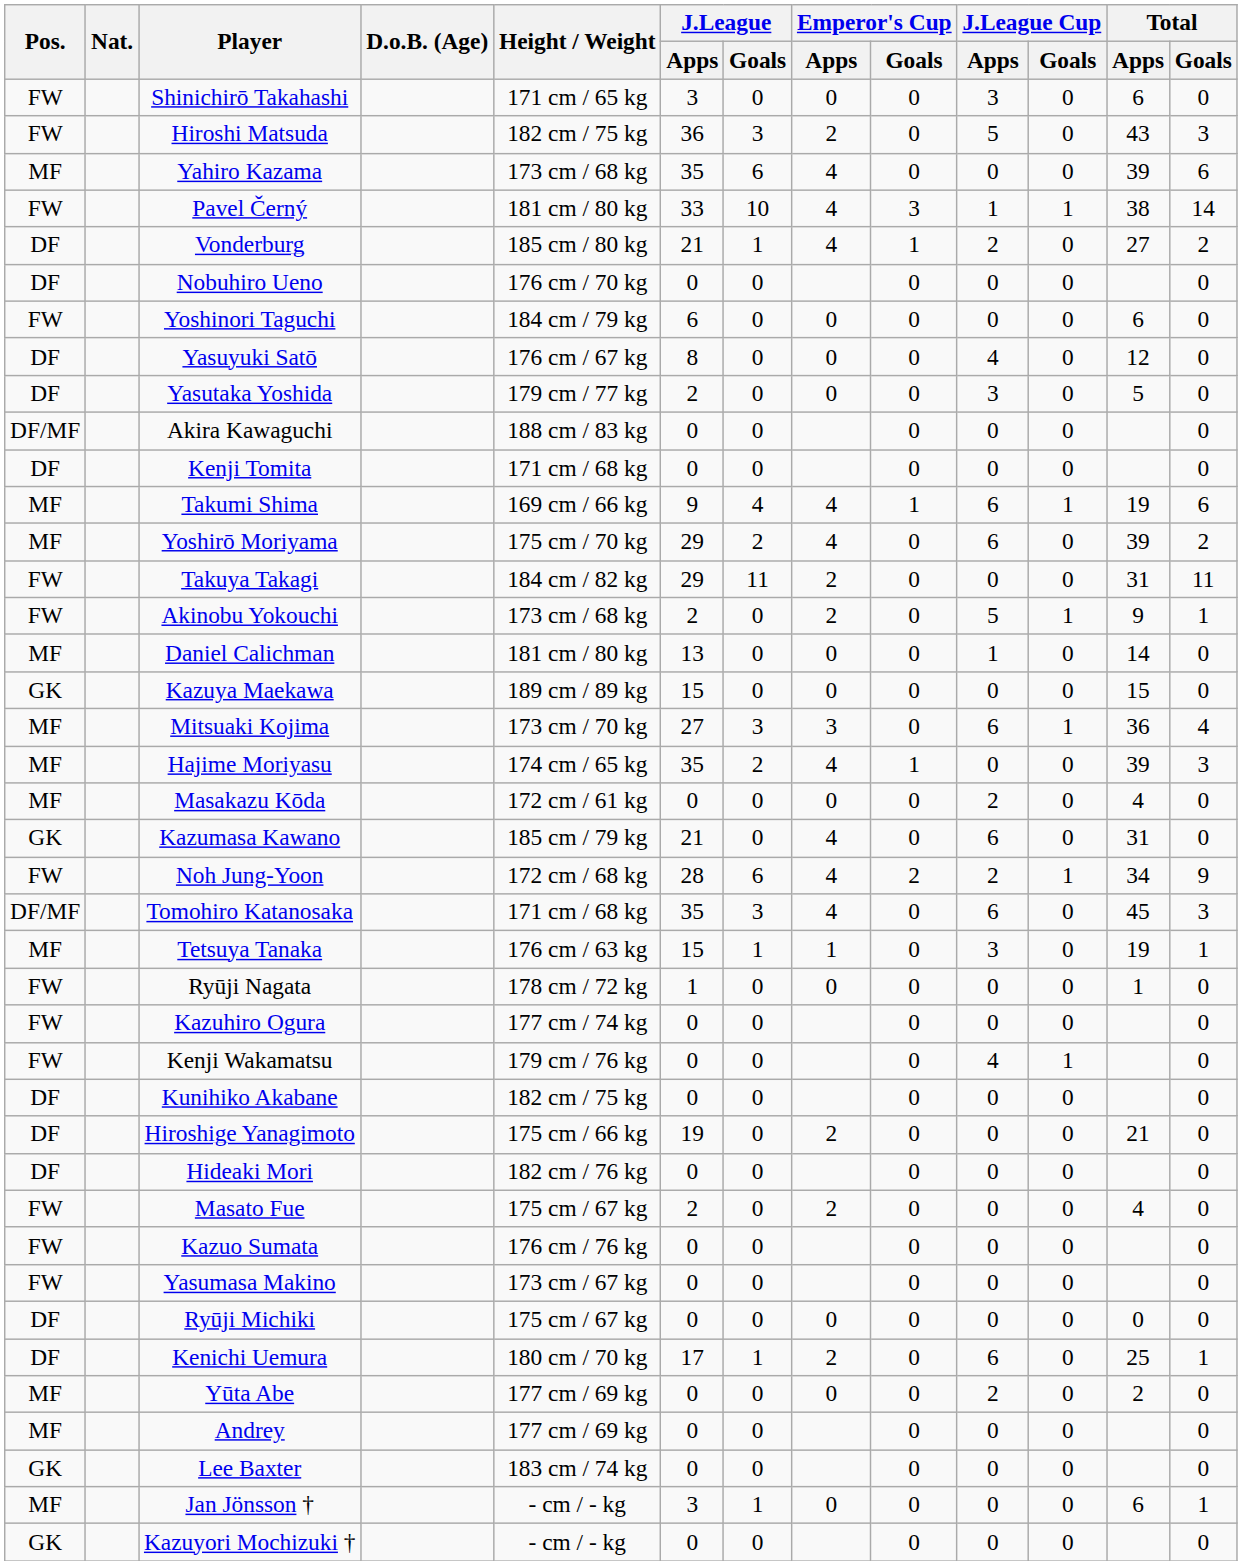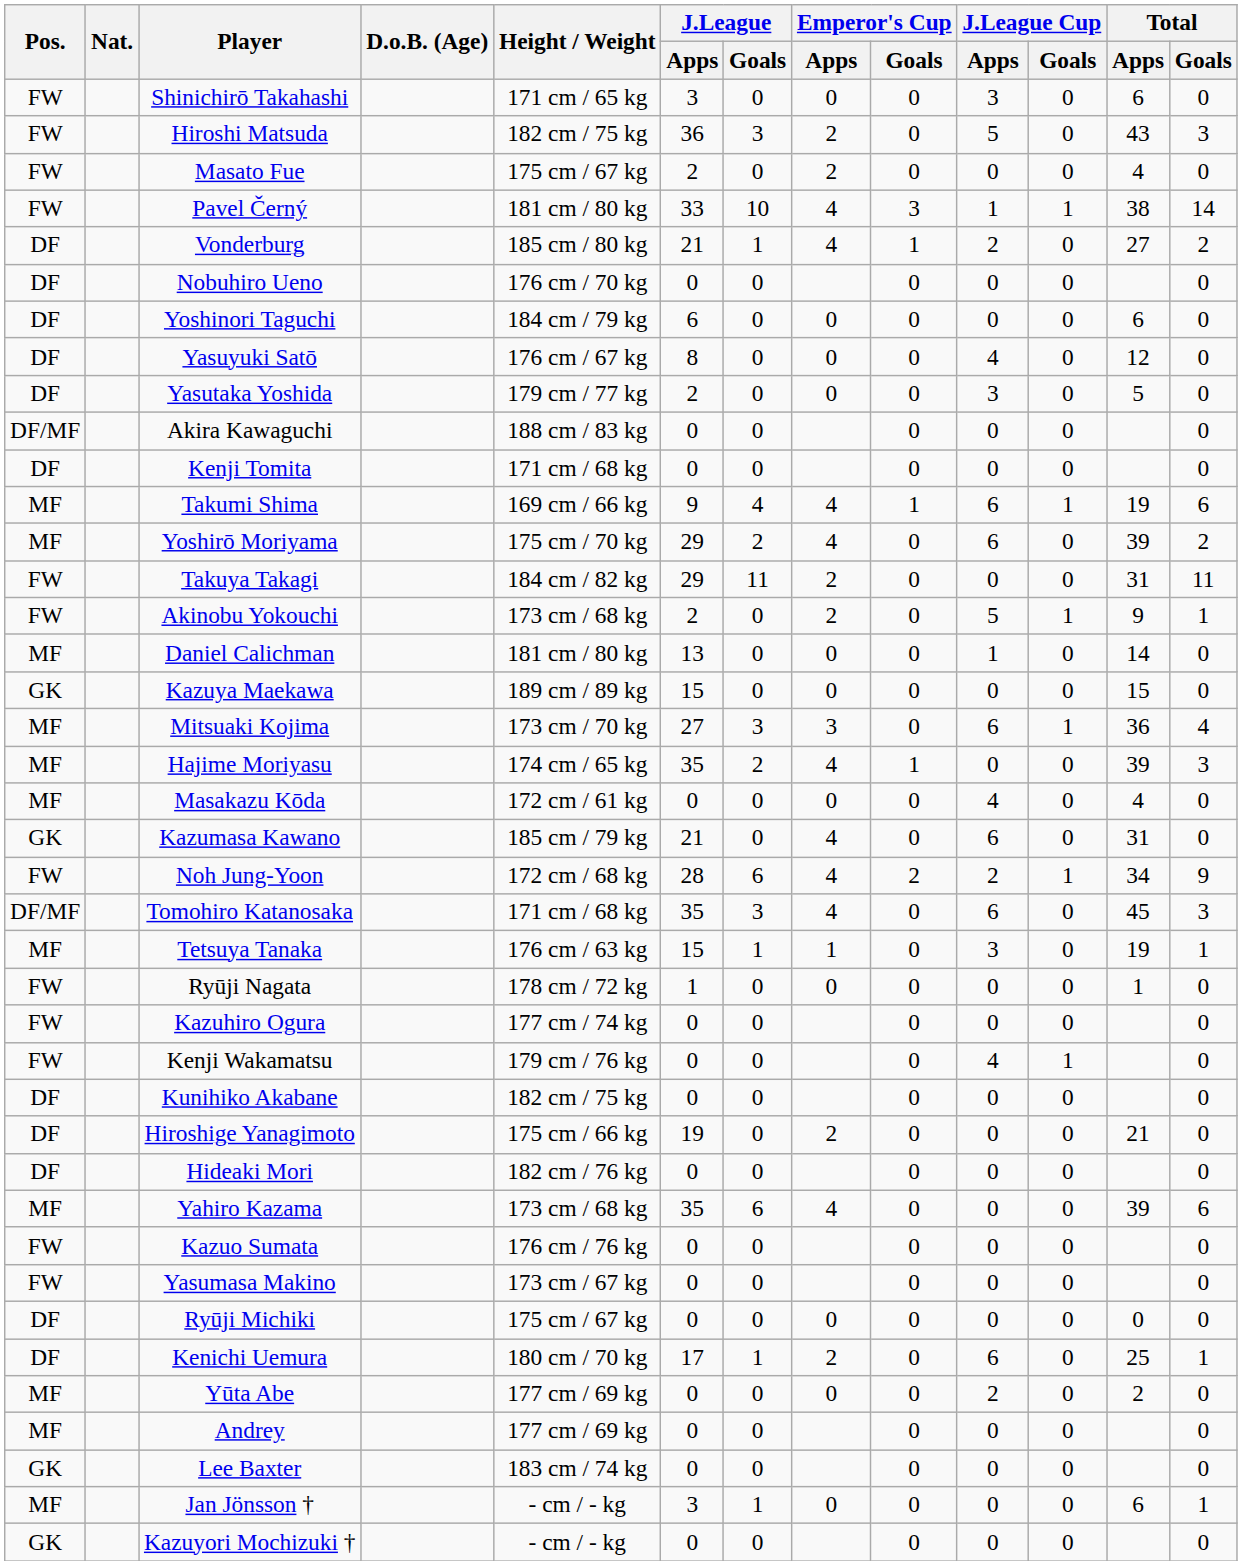rows swapped: (250, 171) <-> (250, 1208)
(45, 319) FW -> (45, 319) DF
(993, 801) 2 -> (993, 801) 4
